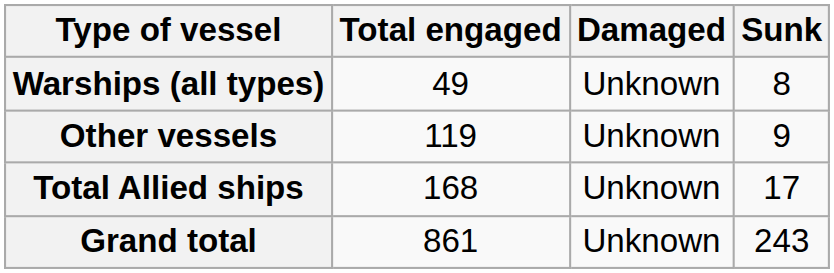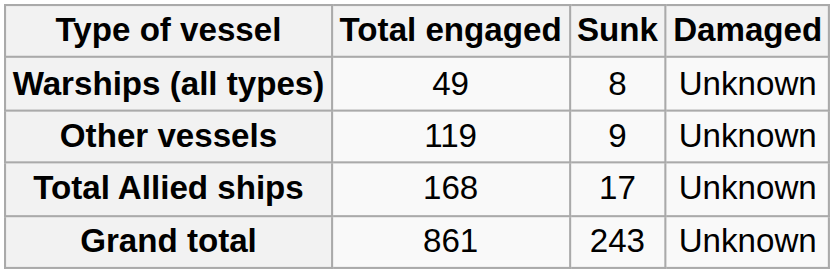columns swapped: (782, 30) <-> (651, 30)
